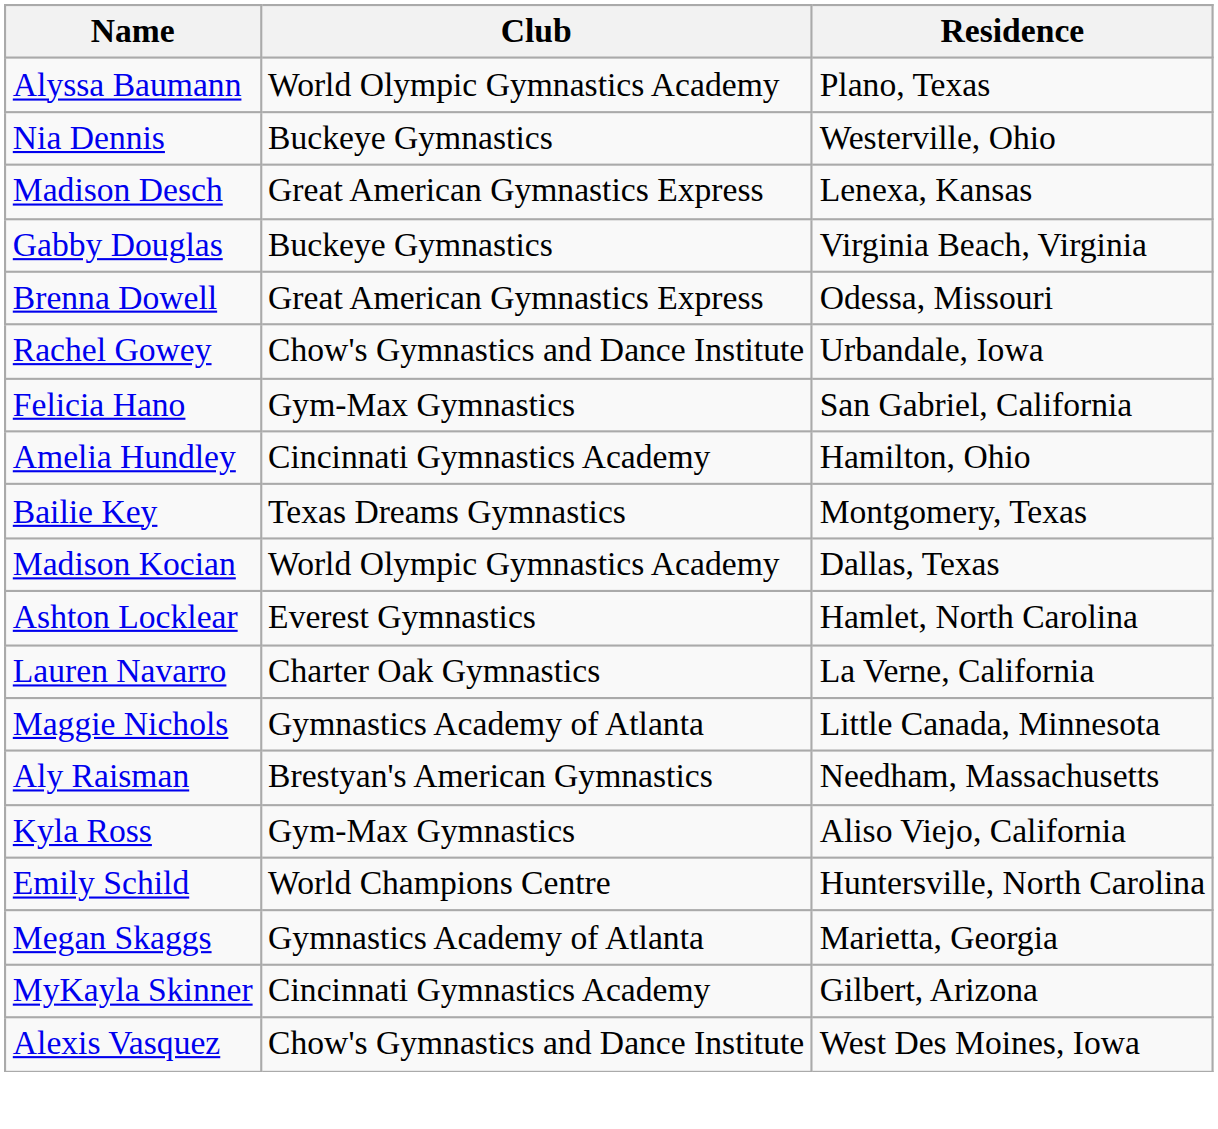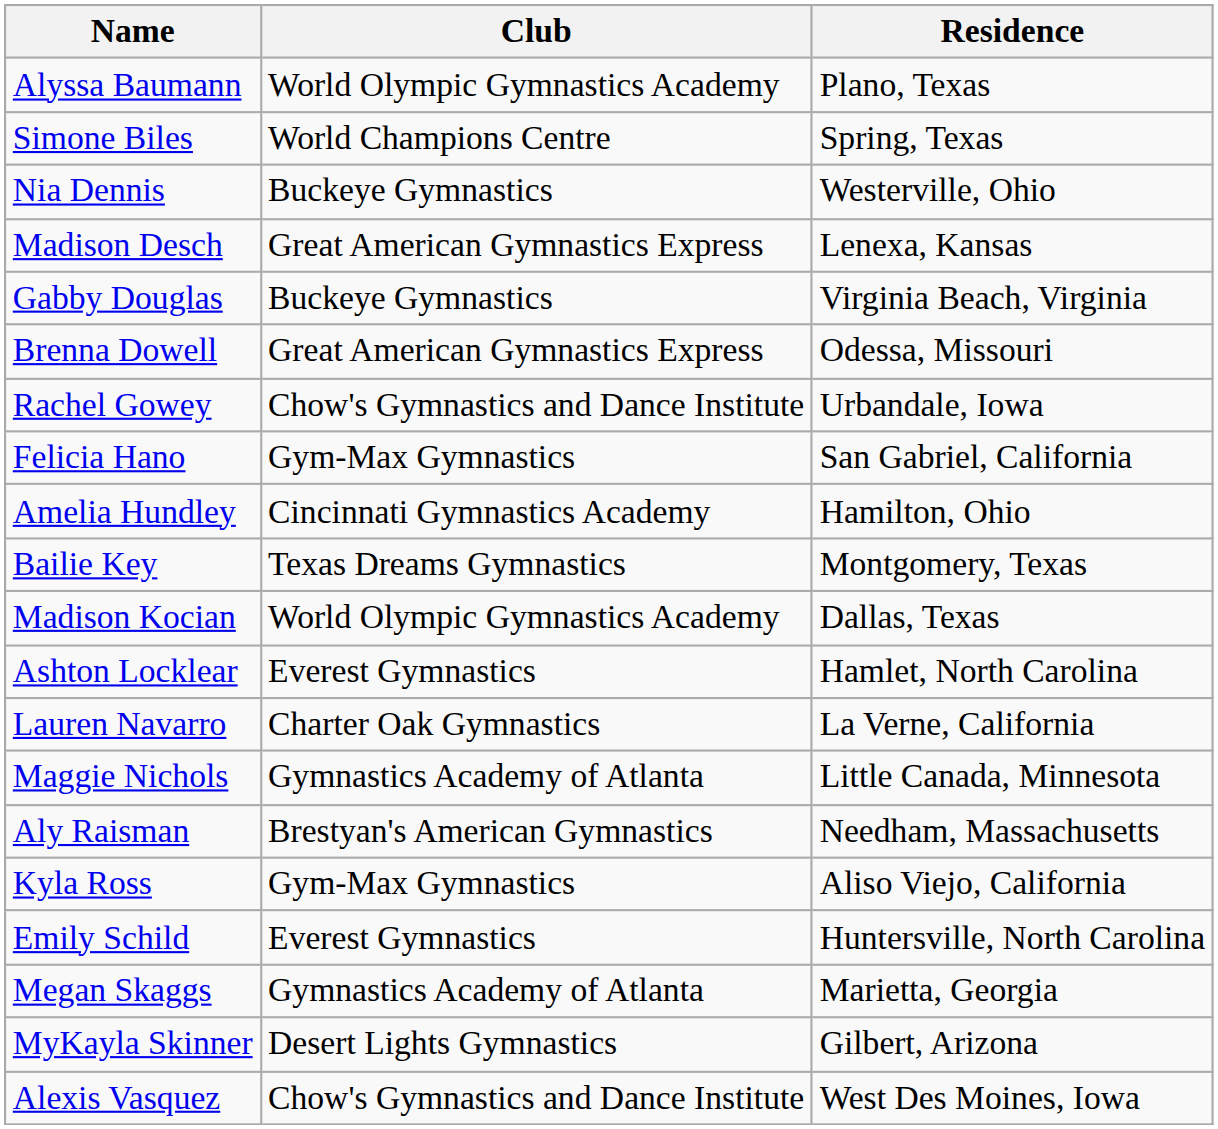+ row: (103, 137)
(439, 883) World Champions Centre -> (402, 937) Everest Gymnastics
(489, 990) Cincinnati Gymnastics Academy -> (443, 1043) Desert Lights Gymnastics
